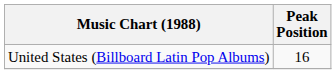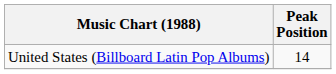(302, 56) 16 -> (302, 56) 14
